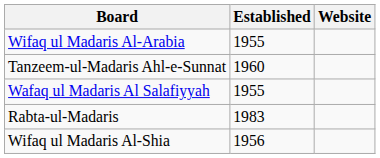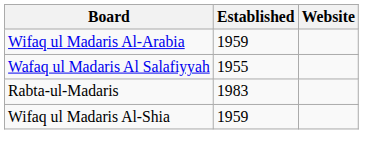(249, 41) 1955 -> (233, 41) 1959
- row: (117, 66)
(249, 141) 1956 -> (233, 116) 1959
